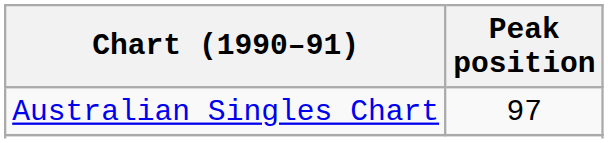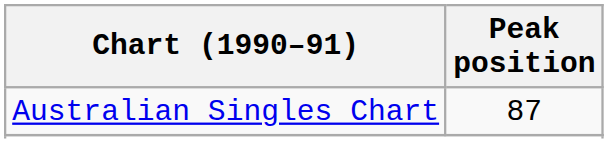(524, 112) 97 -> (524, 112) 87
